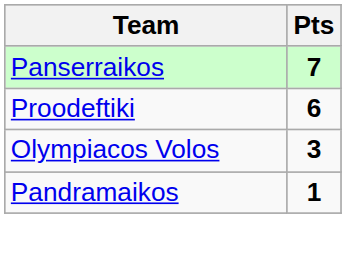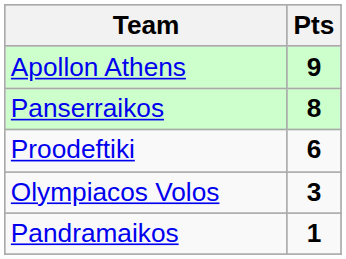+ row: (98, 66)
(314, 66) 7 -> (314, 108) 8
